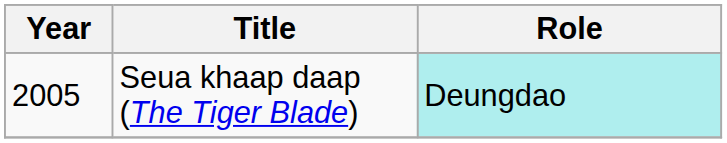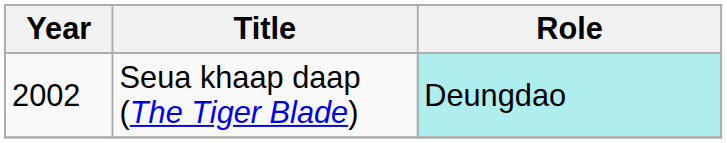(46, 94) 2005 -> (46, 94) 2002
